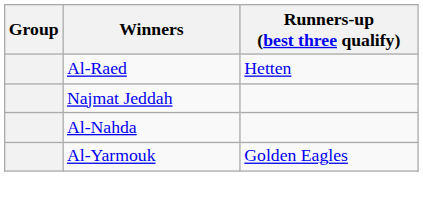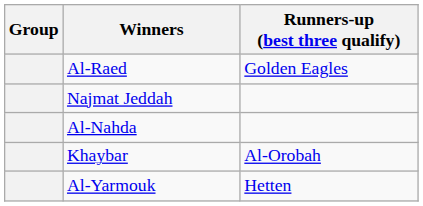(268, 68) Hetten -> (296, 68) Golden Eagles
+ row: (97, 156)
(296, 156) Golden Eagles -> (268, 185) Hetten
